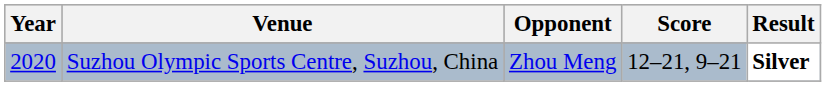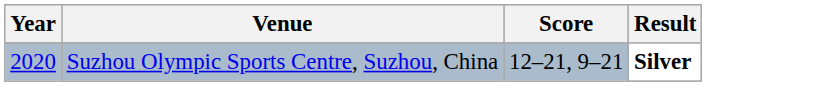- column: (563, 23)
